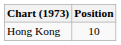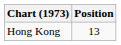(94, 31) 10 -> (94, 31) 13
